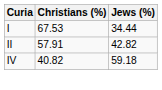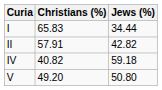(50, 28) 67.53 -> (50, 28) 65.83
+ row: (10, 77)
